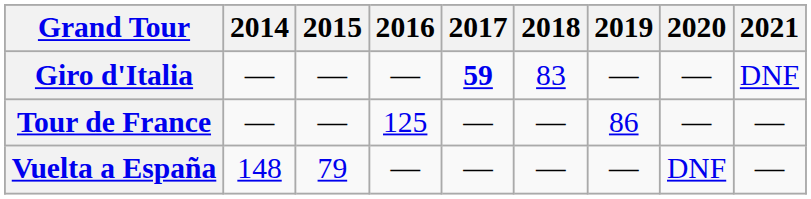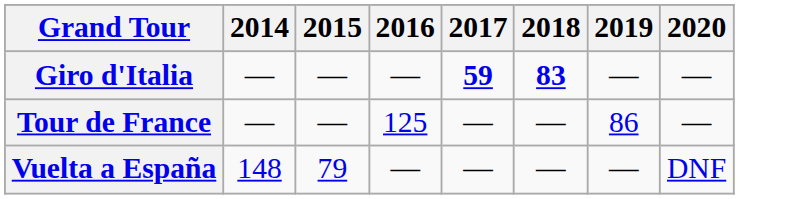- column: (769, 27)
(551, 74) normal -> (551, 74) bold
